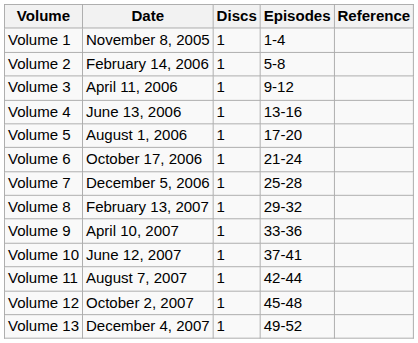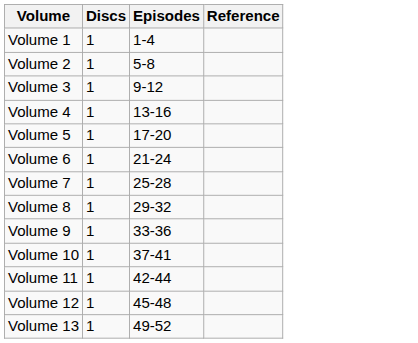- column: (148, 16)
